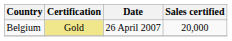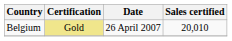(195, 28) 20,000 -> (195, 28) 20,010
